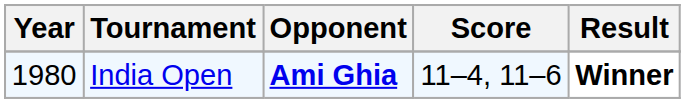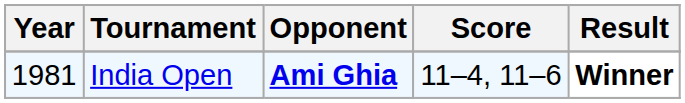(44, 74) 1980 -> (44, 74) 1981
